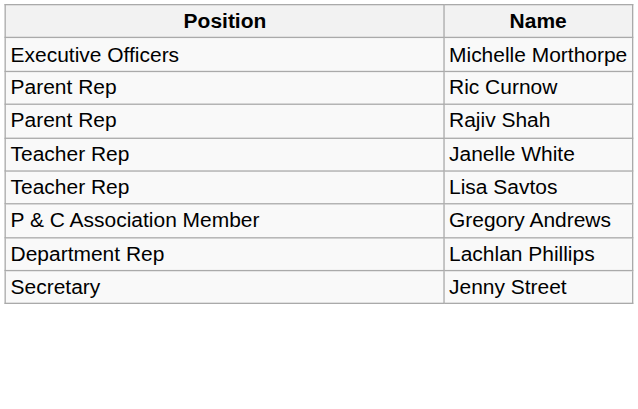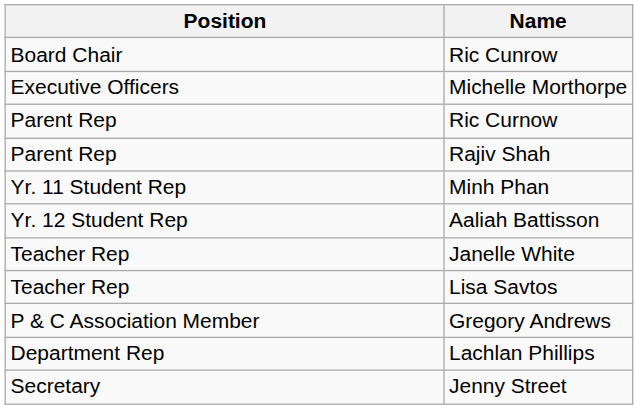+ row: (503, 54)
+ row: (499, 187)
+ row: (524, 220)
